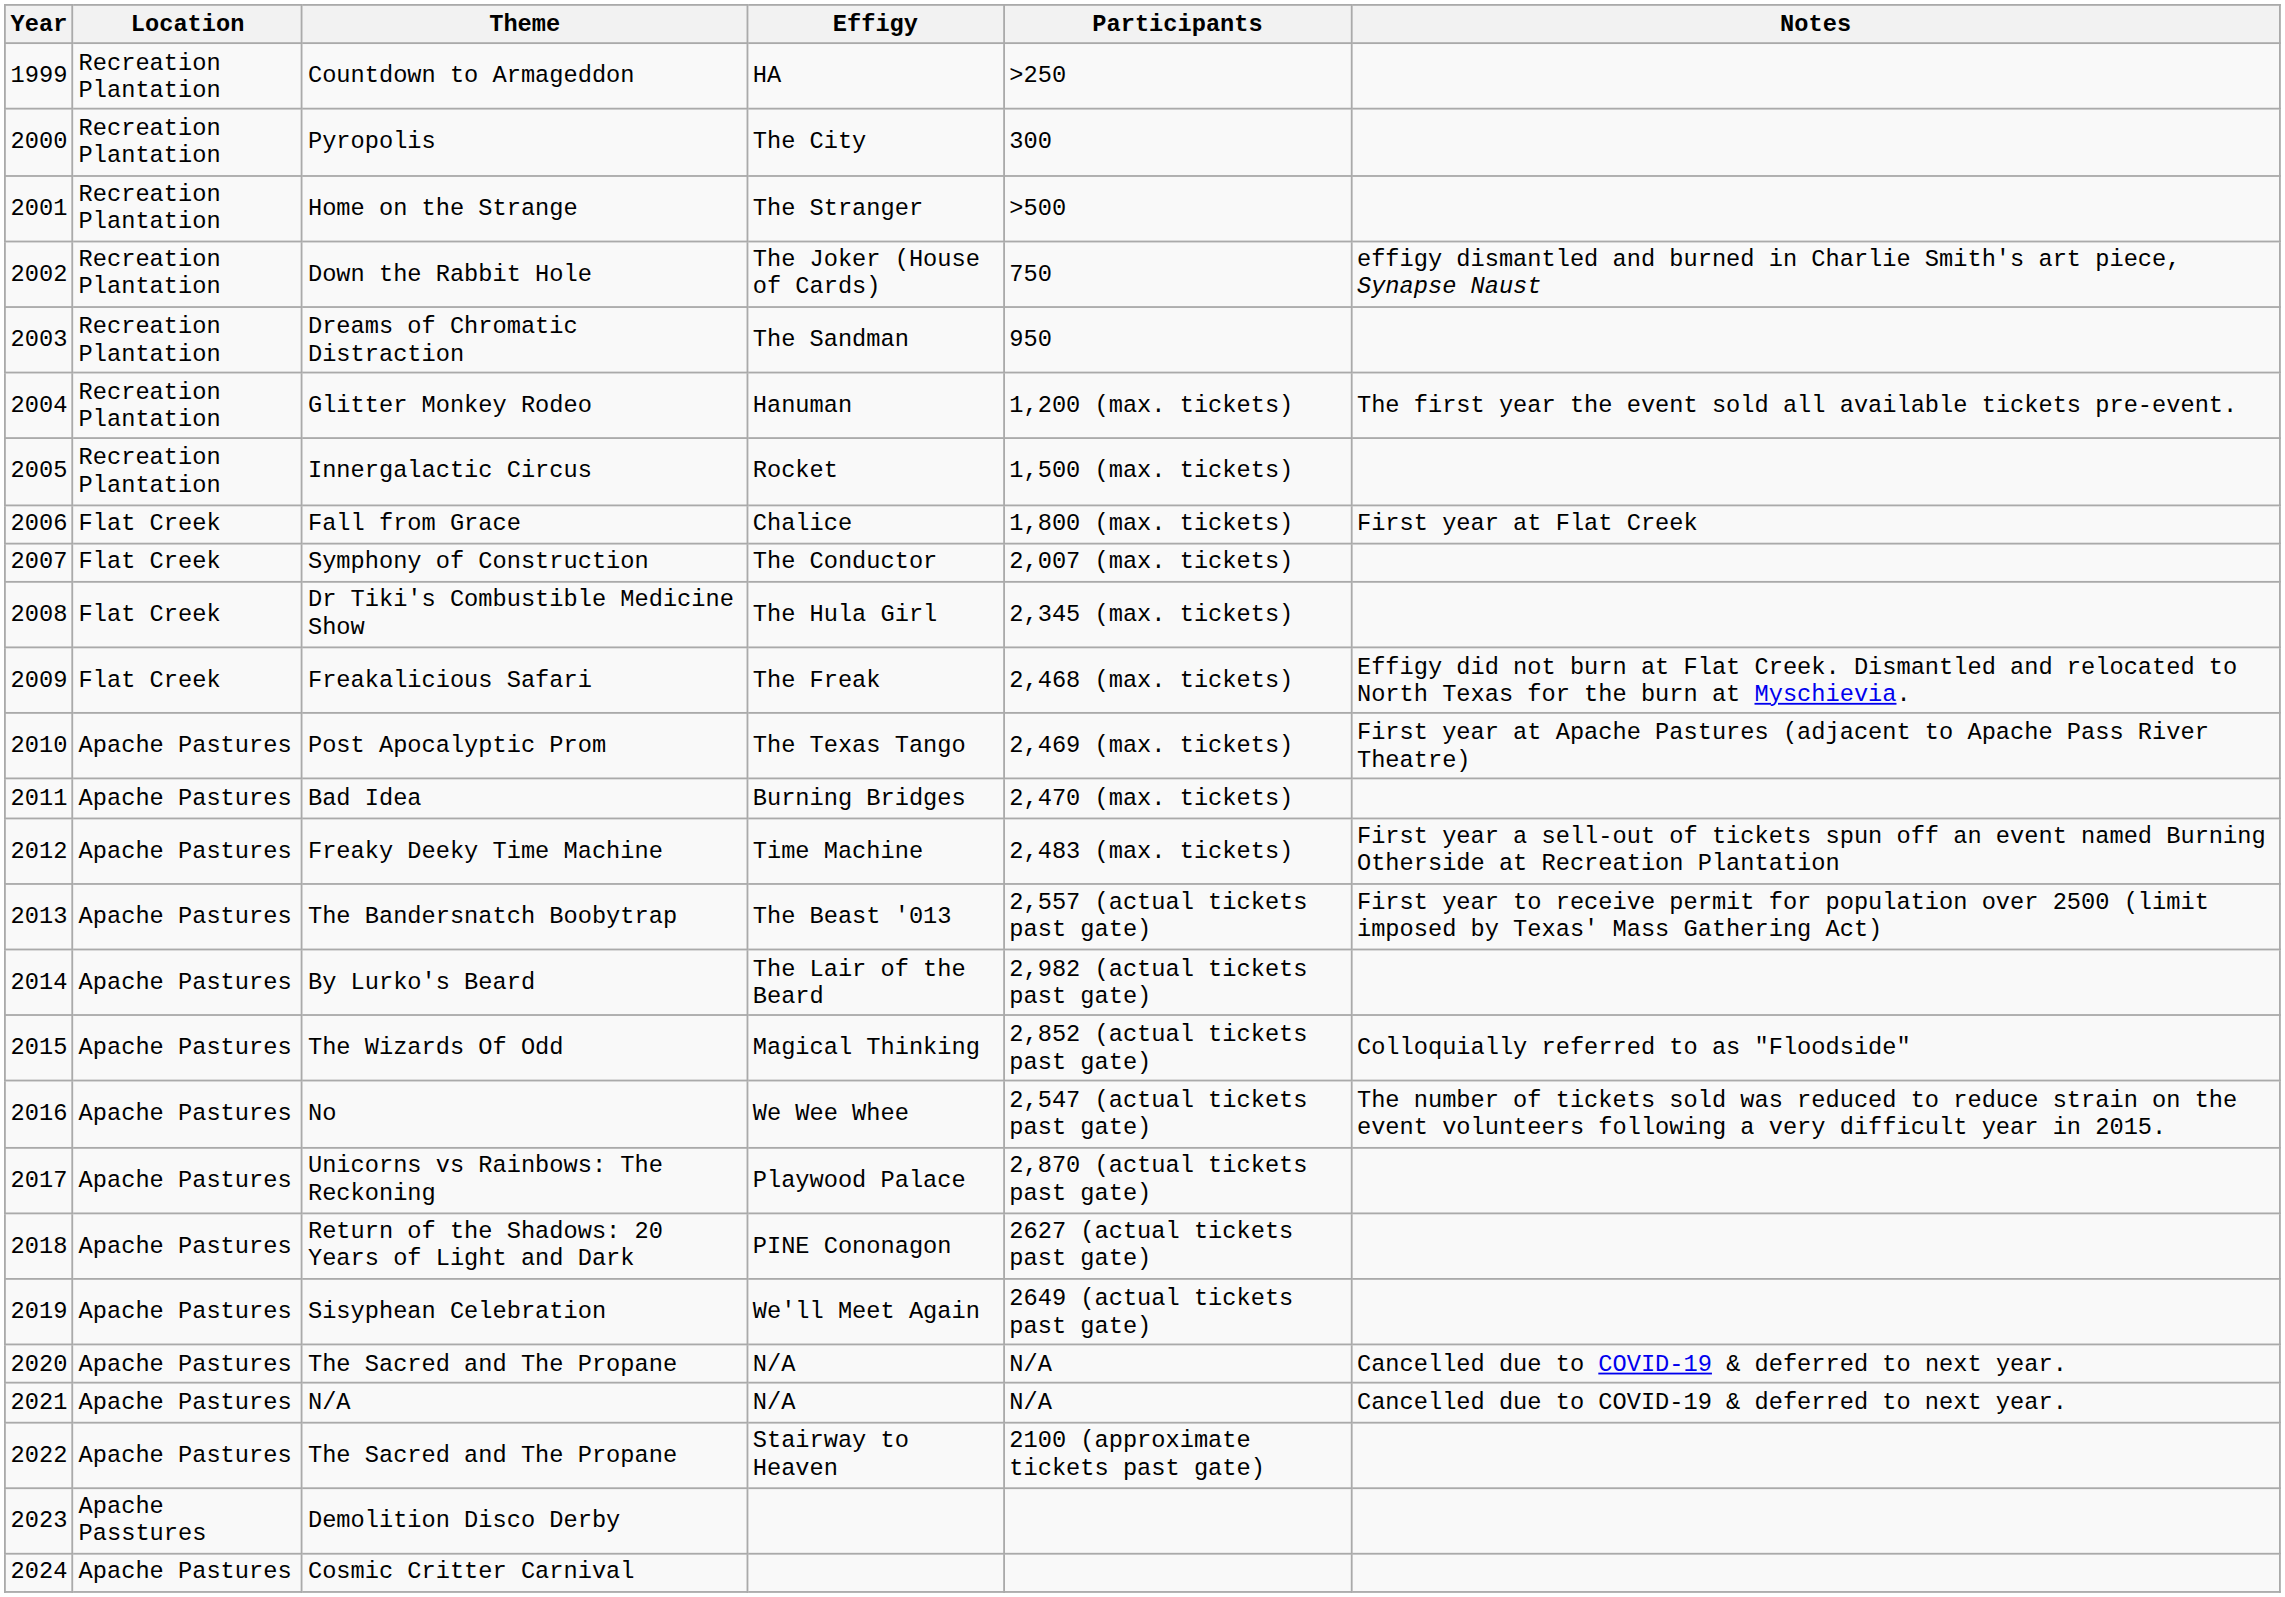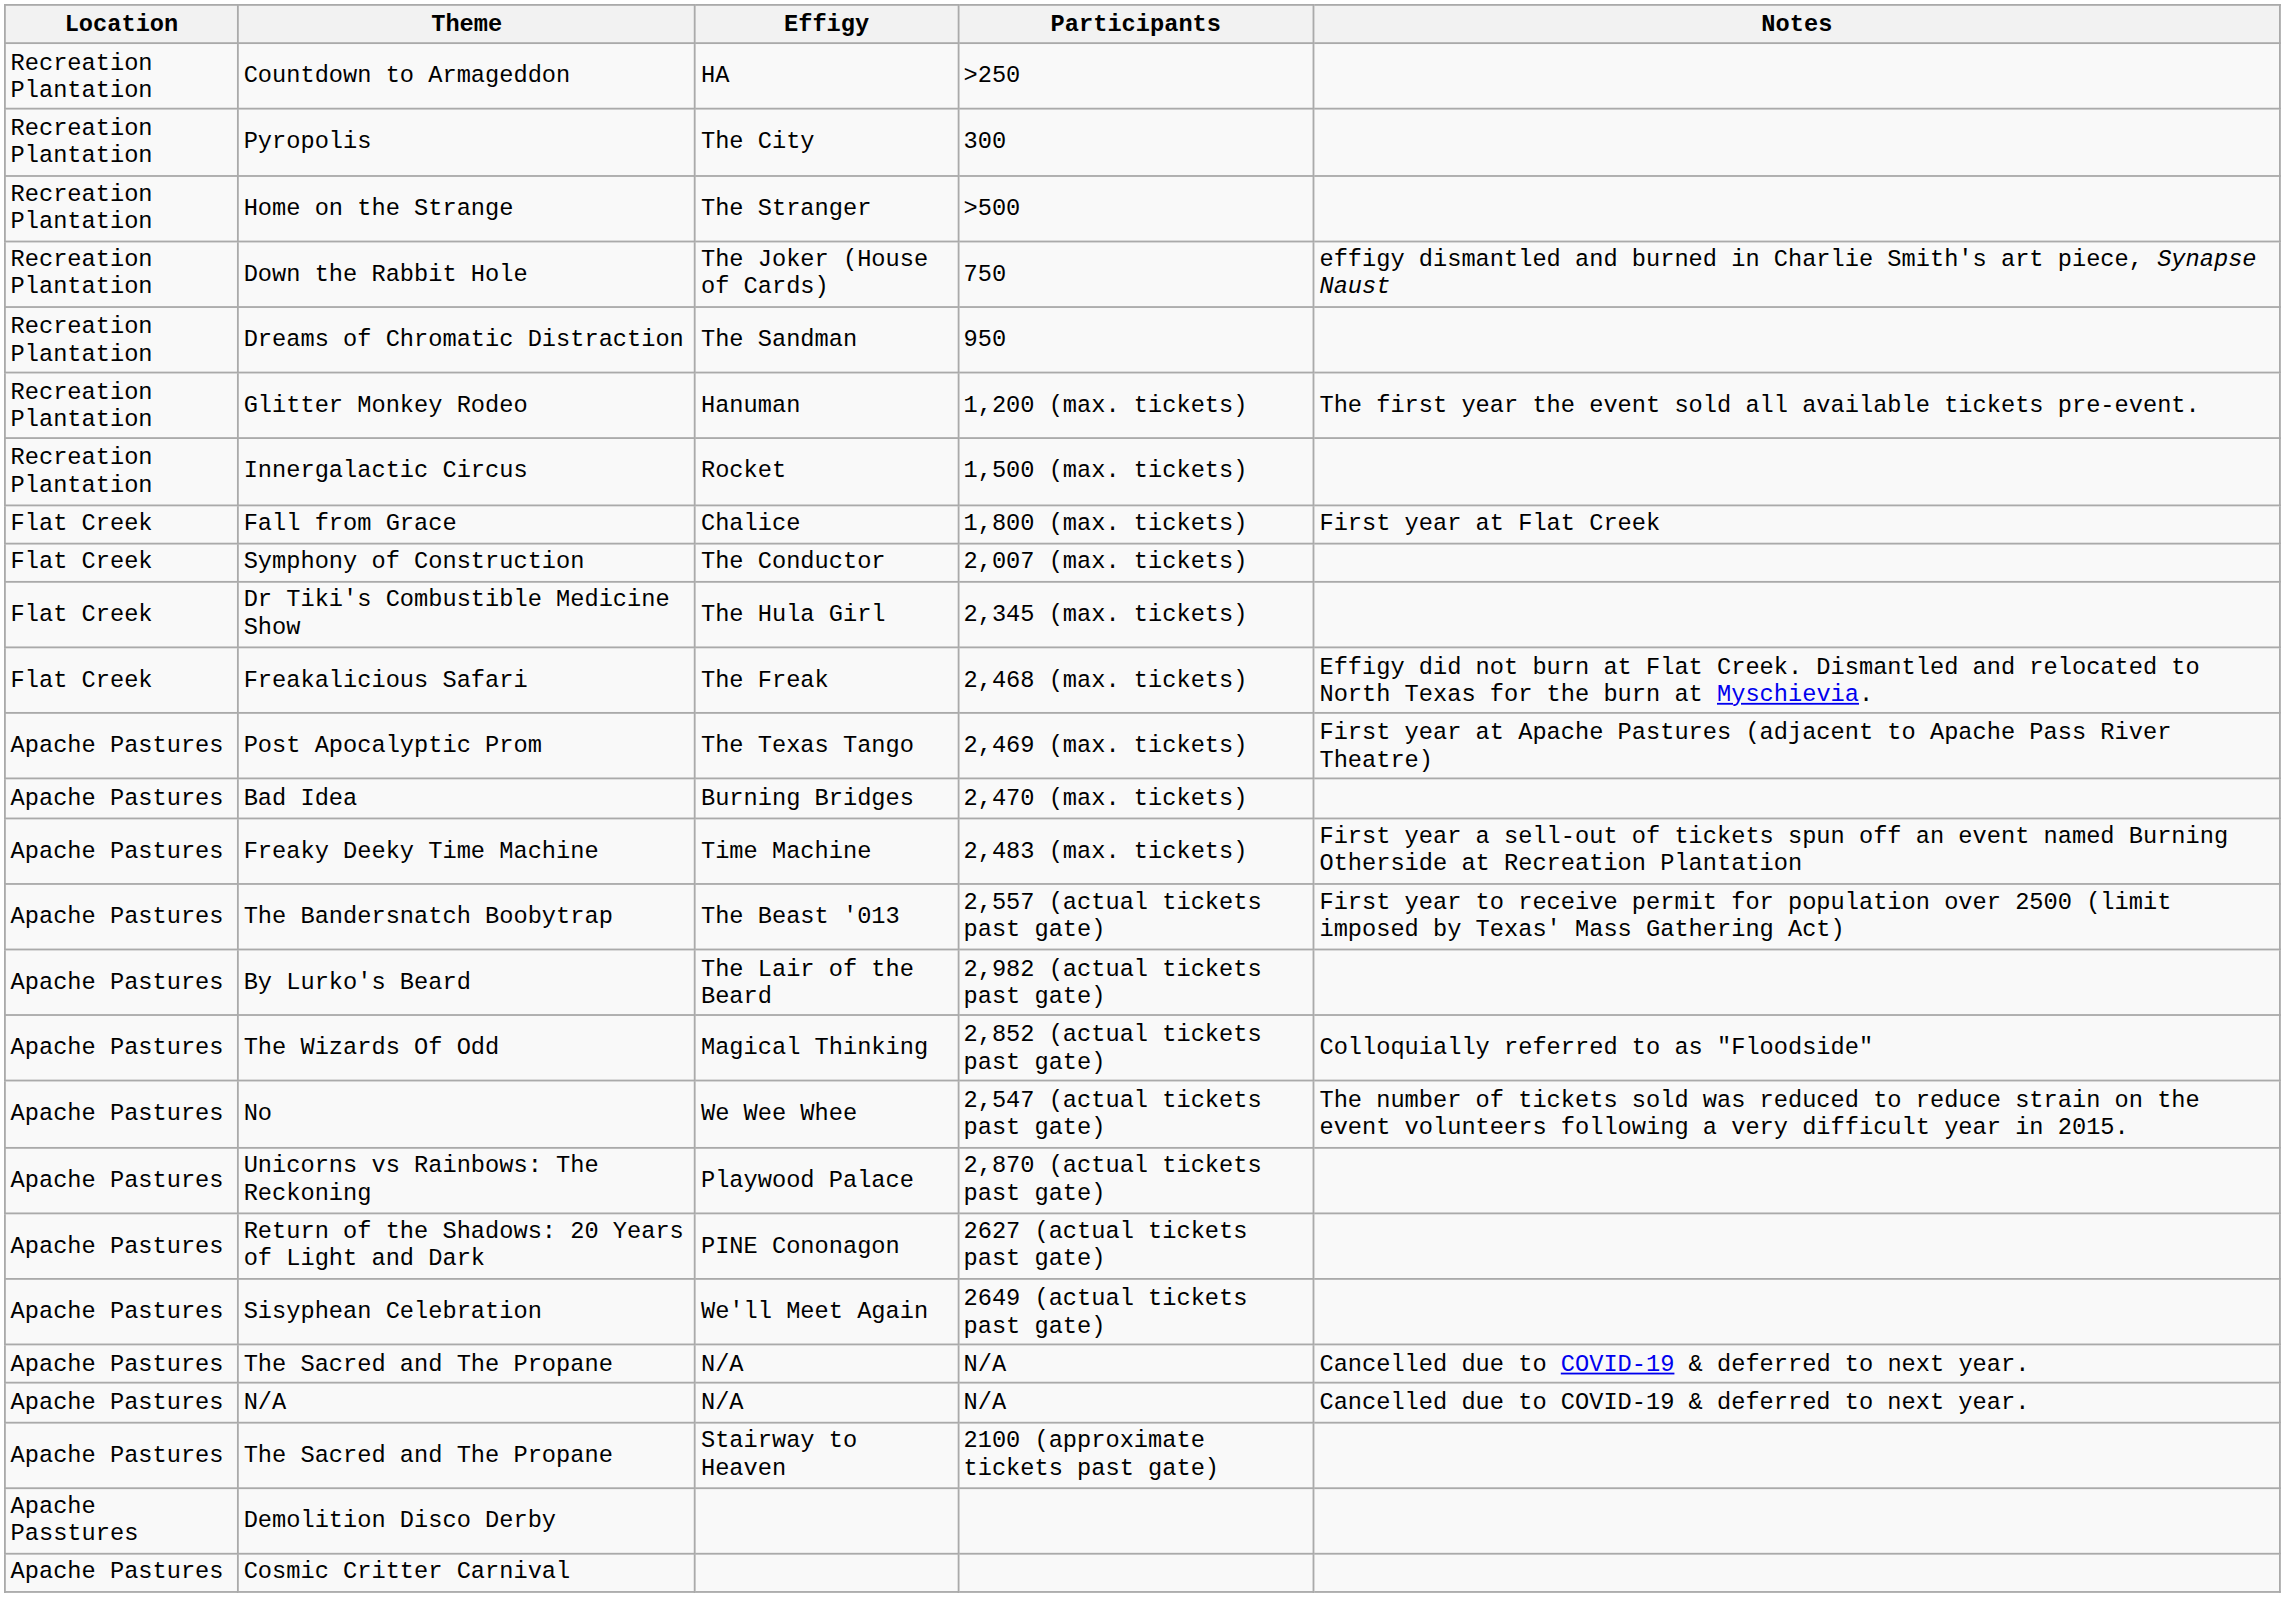- column: (39, 24)
